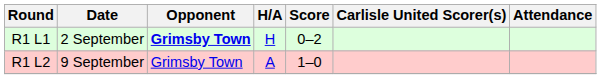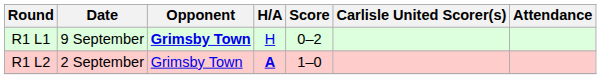(102, 39) 2 September -> (102, 39) 9 September
(102, 62) 9 September -> (102, 62) 2 September
(270, 62) normal -> (270, 62) bold
